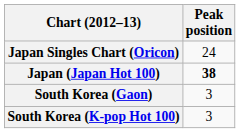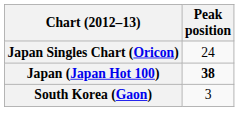- row: (94, 116)
